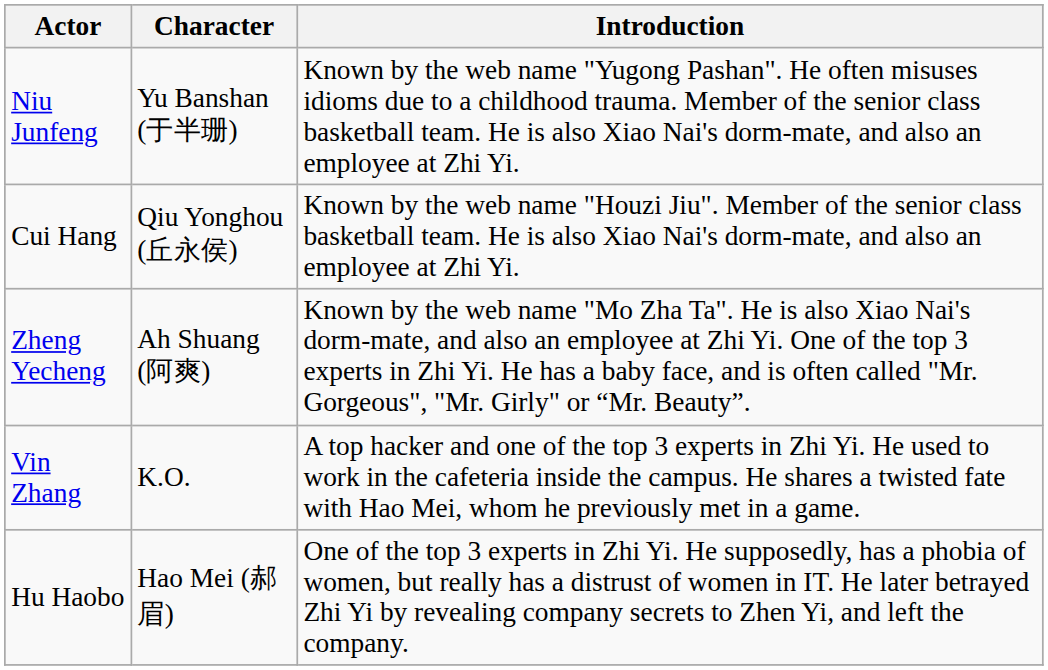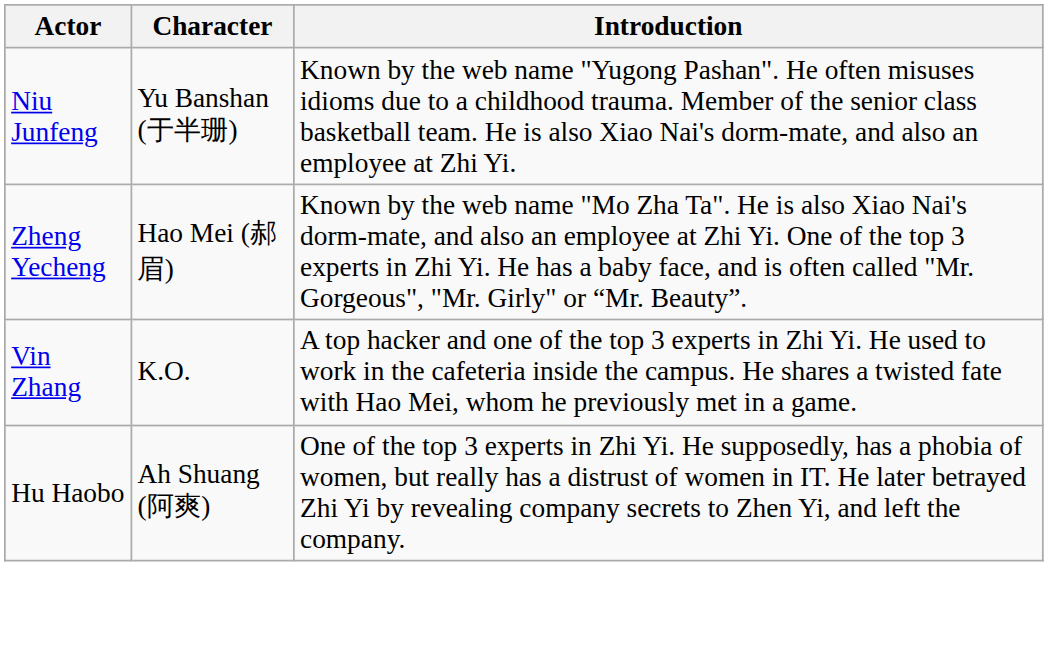- row: (64, 236)
(198, 354) Ah Shuang (阿爽) -> (207, 250) Hao Mei (郝眉)
(207, 596) Hao Mei (郝眉) -> (199, 490) Ah Shuang (阿爽)
